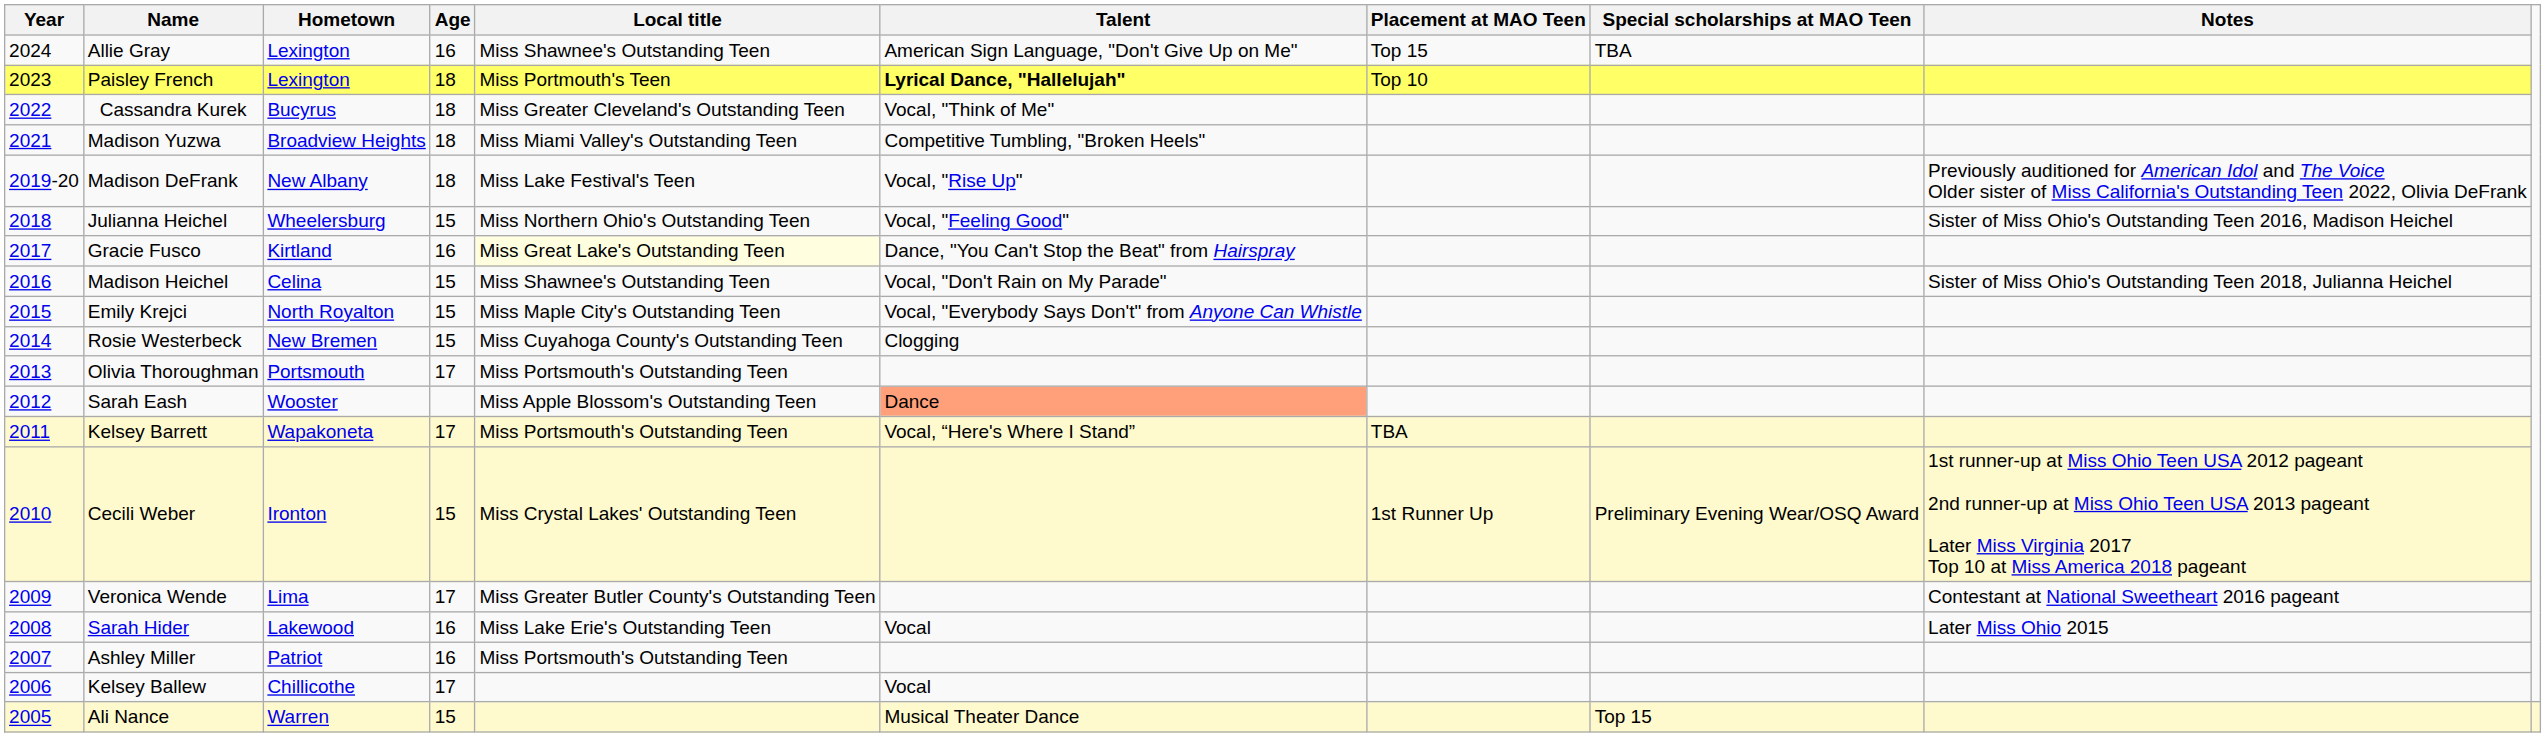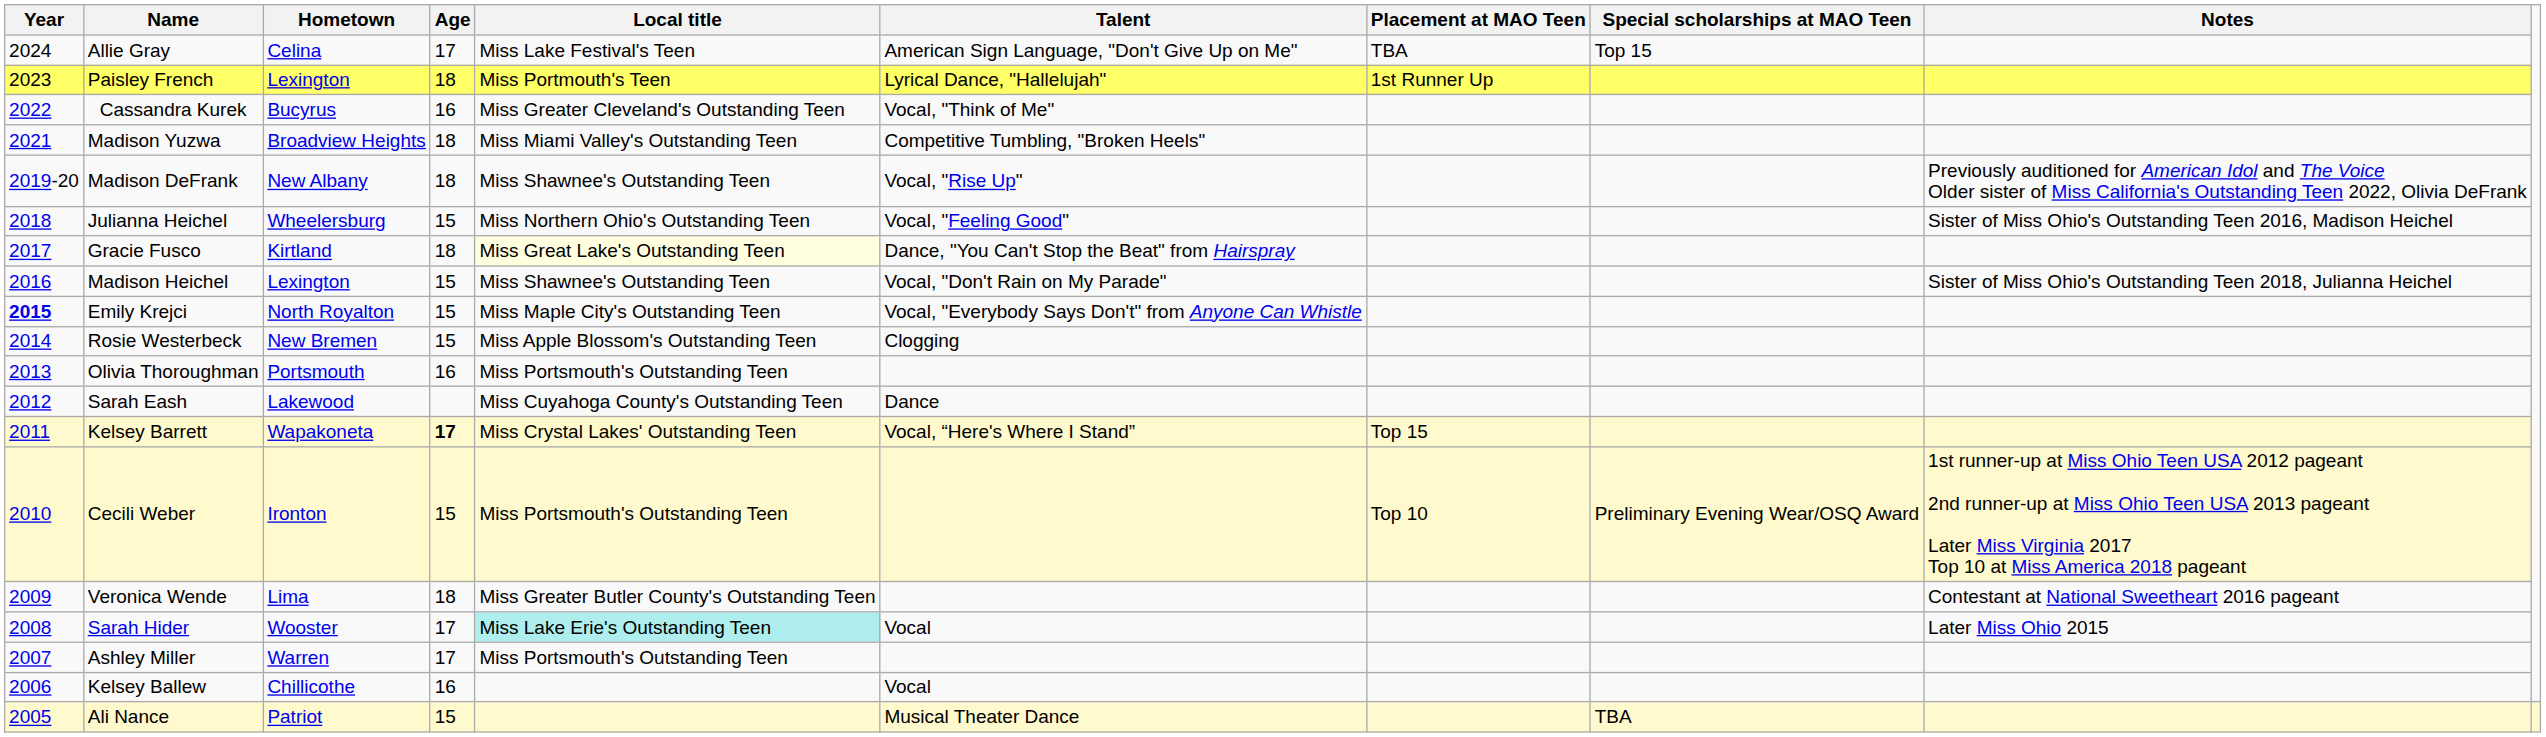(309, 50) Lexington -> (294, 50) Celina
(445, 50) 16 -> (445, 50) 17
(625, 50) Miss Shawnee's Outstanding Teen -> (587, 50) Miss Lake Festival's Teen
(1399, 50) Top 15 -> (1389, 50) TBA
(1613, 50) TBA -> (1623, 50) Top 15
(1005, 80) bold -> (995, 80) normal
(1399, 80) Top 10 -> (1432, 80) 1st Runner Up
(445, 110) 18 -> (445, 110) 16
(587, 181) Miss Lake Festival's Teen -> (625, 181) Miss Shawnee's Outstanding Teen
(445, 251) 16 -> (445, 251) 18
(294, 281) Celina -> (309, 281) Lexington
(30, 311) normal -> (30, 311) bold
(661, 341) Miss Cuyahoga County's Outstanding Teen -> (648, 341) Miss Apple Blossom's Outstanding Teen
(445, 372) 17 -> (445, 372) 16
(303, 402) Wooster -> (311, 402) Lakewood
(648, 402) Miss Apple Blossom's Outstanding Teen -> (661, 402) Miss Cuyahoga County's Outstanding Teen
(912, 402) lightsalmon background -> (912, 402) no background
(445, 432) normal -> (445, 432) bold
(634, 432) Miss Portsmouth's Outstanding Teen -> (638, 432) Miss Crystal Lakes' Outstanding Teen
(1389, 432) TBA -> (1399, 432) Top 15
(638, 514) Miss Crystal Lakes' Outstanding Teen -> (634, 514) Miss Portsmouth's Outstanding Teen
(1432, 514) 1st Runner Up -> (1399, 514) Top 10
(445, 597) 17 -> (445, 597) 18
(311, 627) Lakewood -> (303, 627) Wooster
(445, 627) 16 -> (445, 627) 17
(625, 627) no background -> (625, 627) paleturquoise background
(295, 657) Patriot -> (298, 657) Warren
(445, 657) 16 -> (445, 657) 17
(445, 687) 17 -> (445, 687) 16
(298, 717) Warren -> (295, 717) Patriot
(1623, 717) Top 15 -> (1613, 717) TBA
